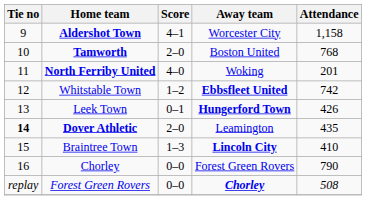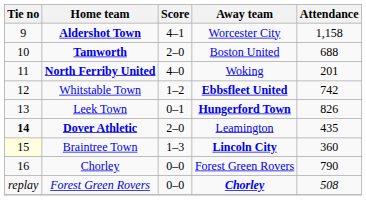(329, 52) 768 -> (329, 52) 688
(329, 109) 426 -> (329, 109) 826
(23, 147) no background -> (23, 147) lightyellow background
(329, 147) 410 -> (329, 147) 360
